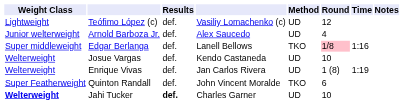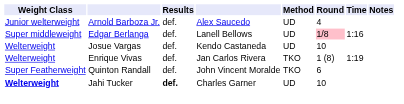- row: (123, 22)
(297, 46) TKO -> (289, 34) UD
(295, 71) UD -> (292, 58) TKO
